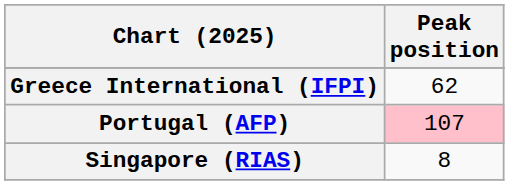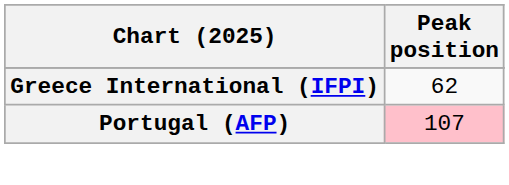- row: (195, 161)
